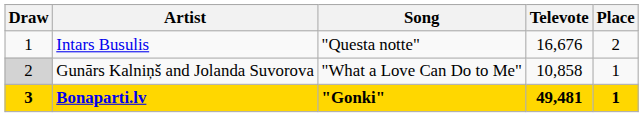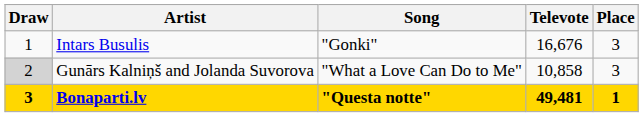(371, 44) "Questa notte" -> (349, 44) "Gonki"
(616, 44) 2 -> (616, 44) 3
(616, 71) 1 -> (616, 71) 3
(353, 97) "Gonki" -> (376, 97) "Questa notte"
